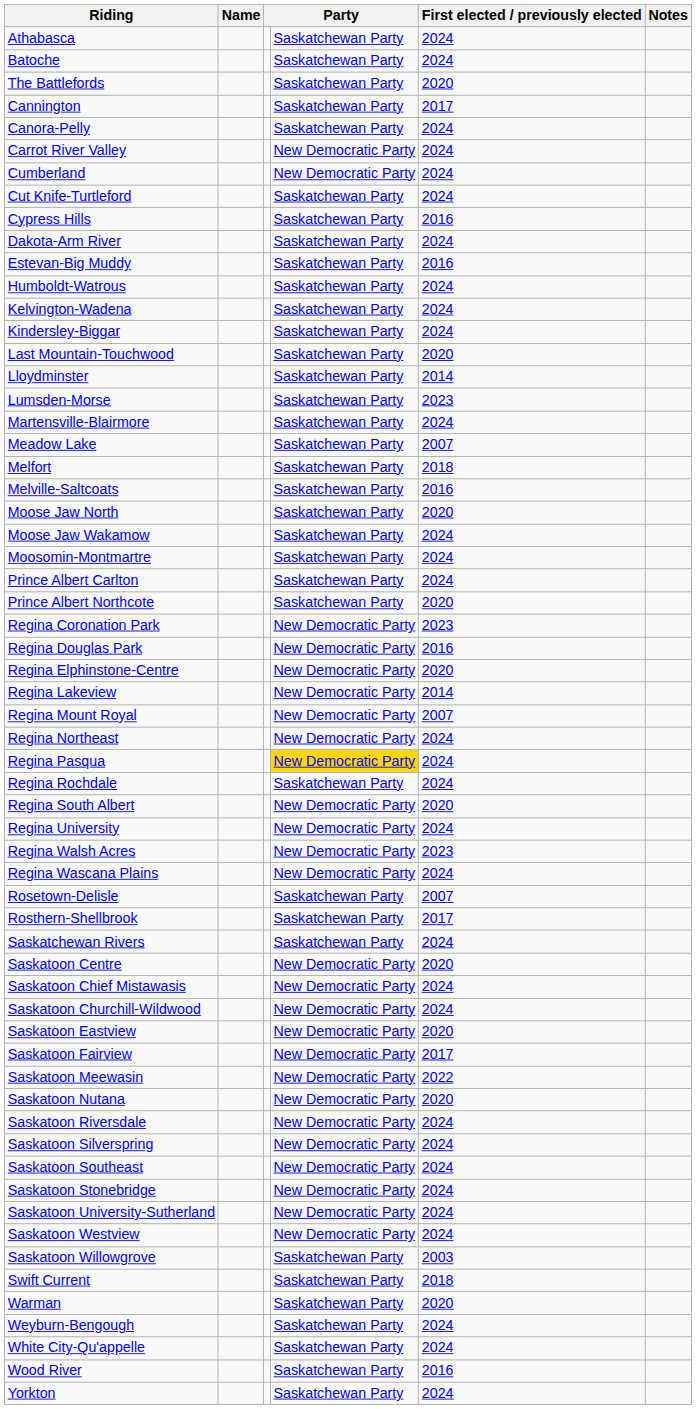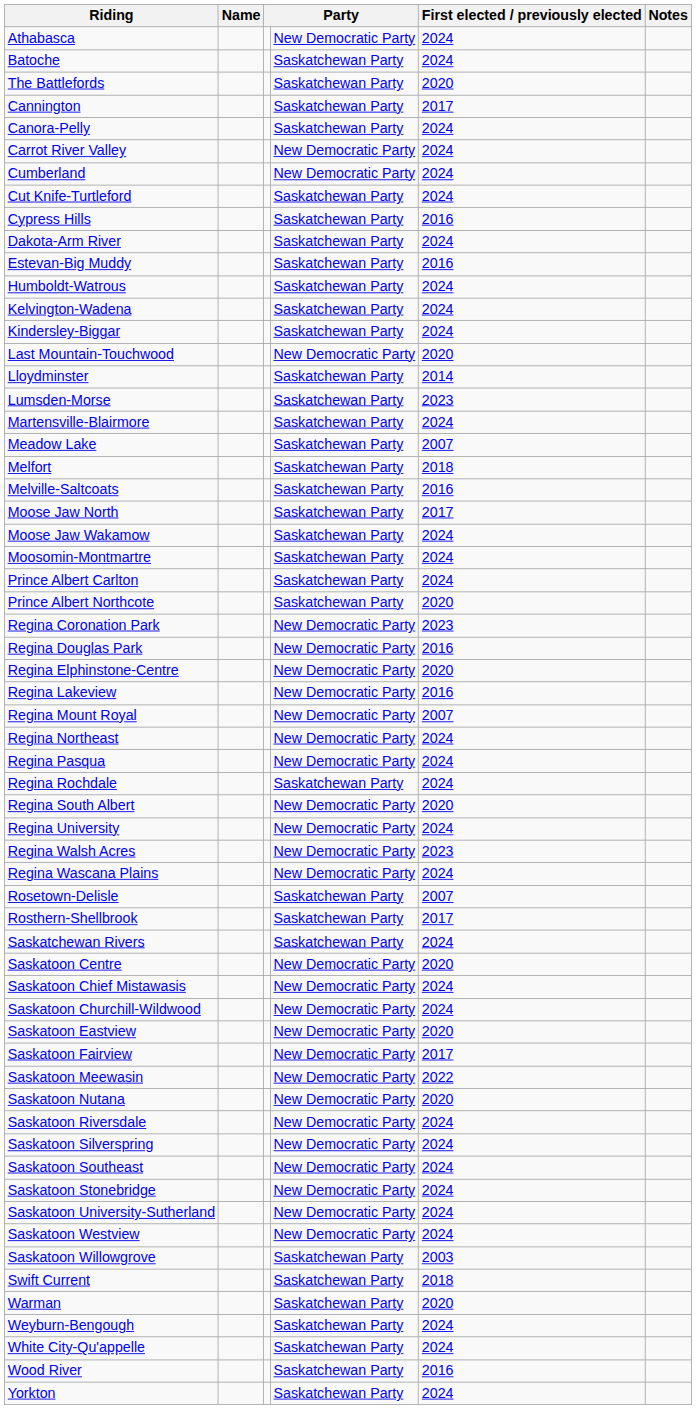(338, 38) Saskatchewan Party -> (344, 38) New Democratic Party
(338, 354) Saskatchewan Party -> (344, 354) New Democratic Party
(438, 512) 2020 -> (438, 512) 2017
(438, 693) 2014 -> (438, 693) 2016
(344, 761) gold background -> (344, 761) no background
